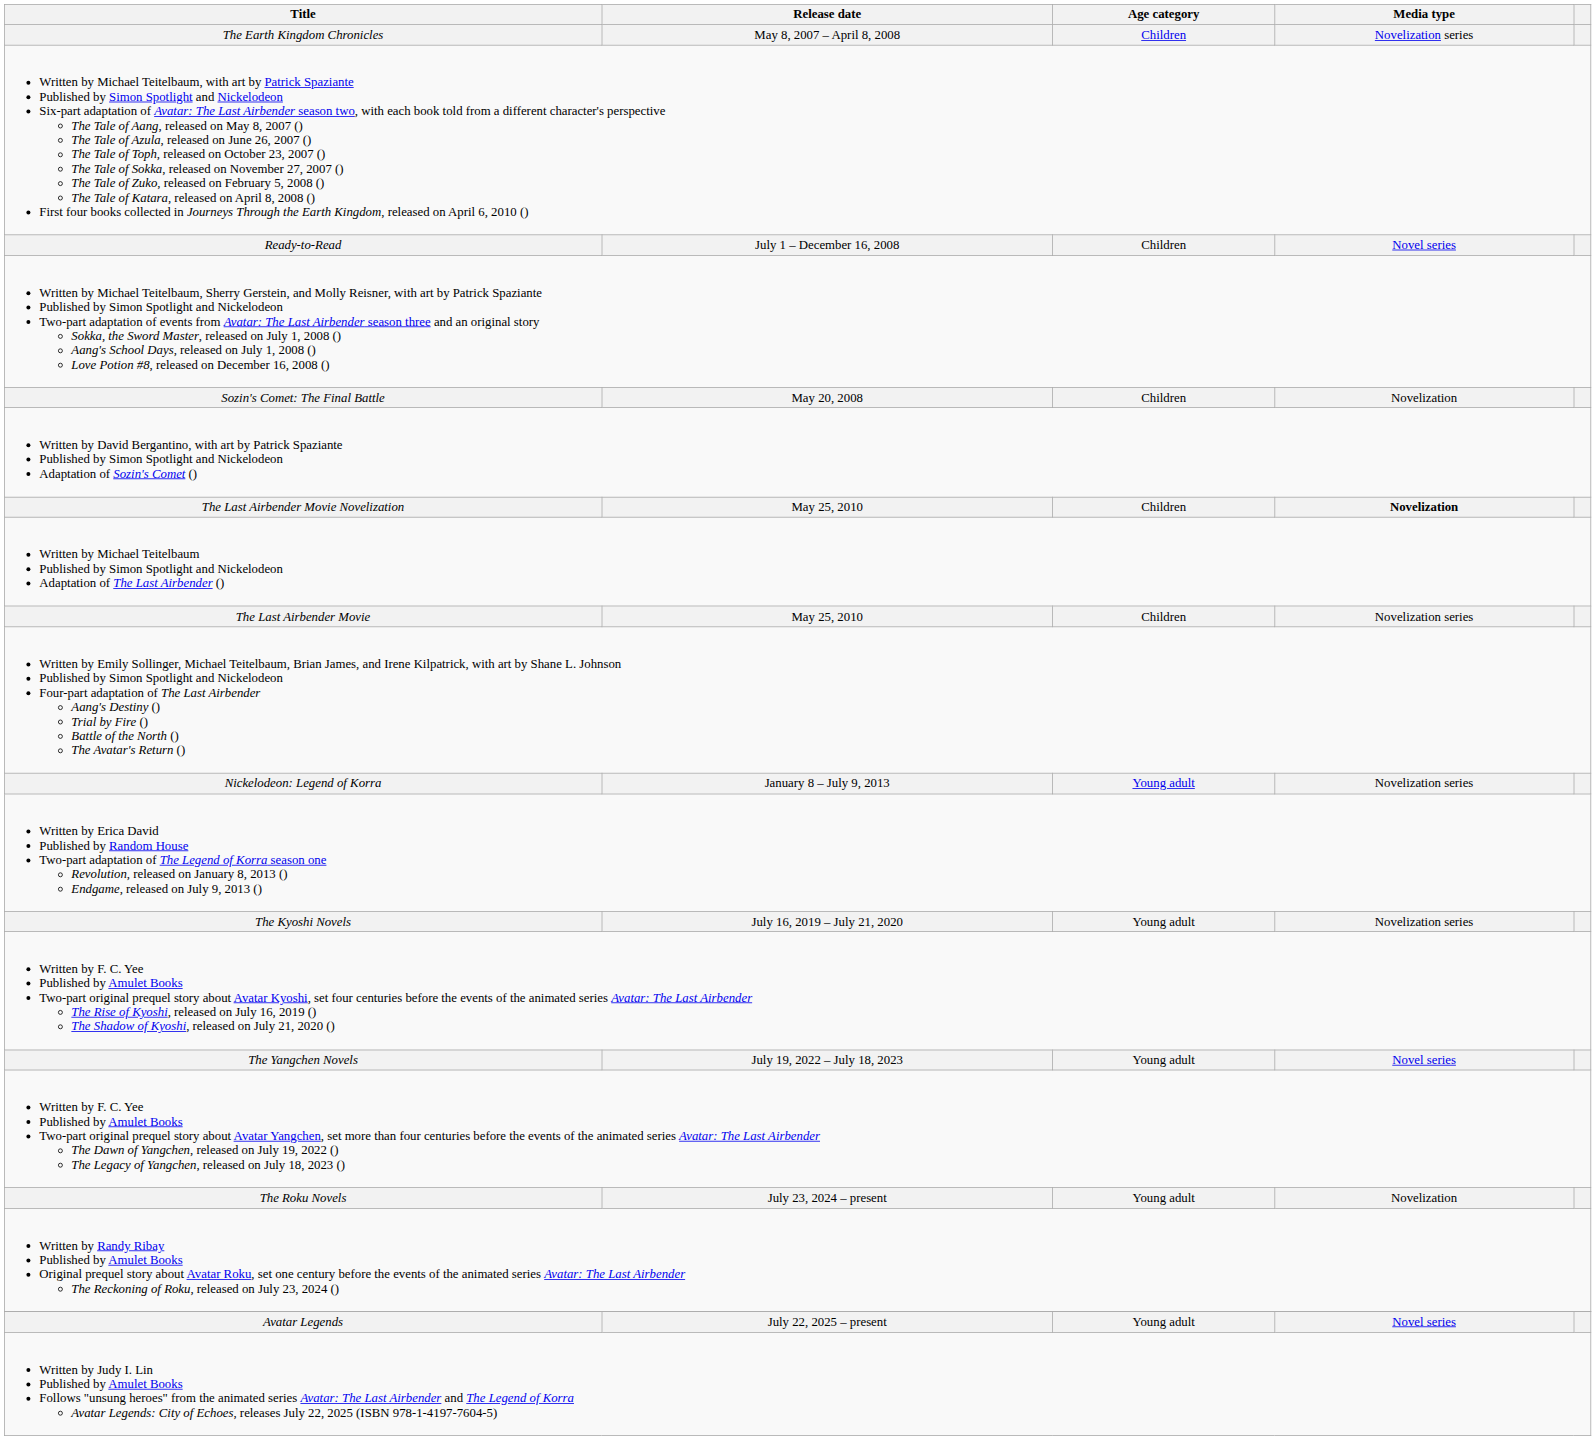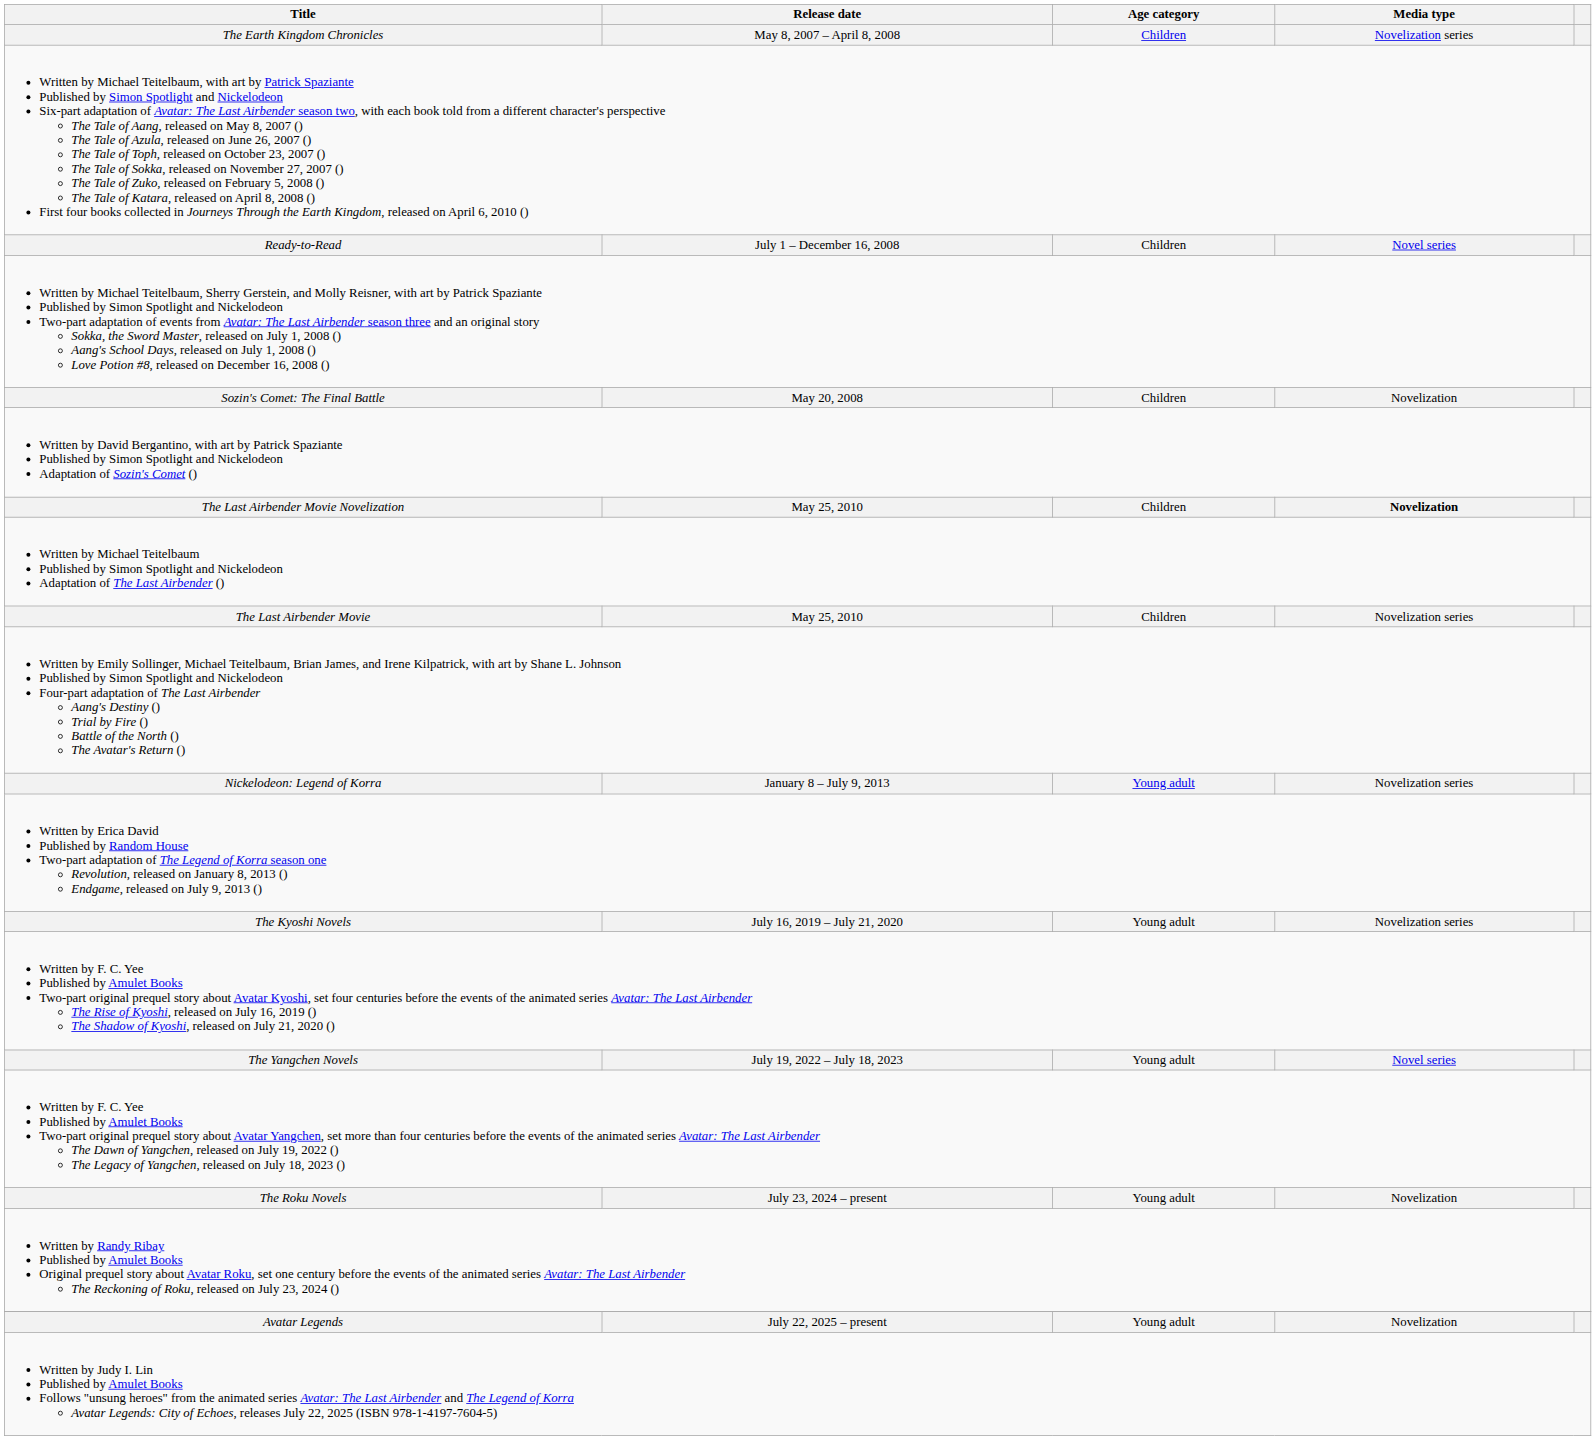(1424, 1321) Novel series -> (1424, 1321) Novelization
